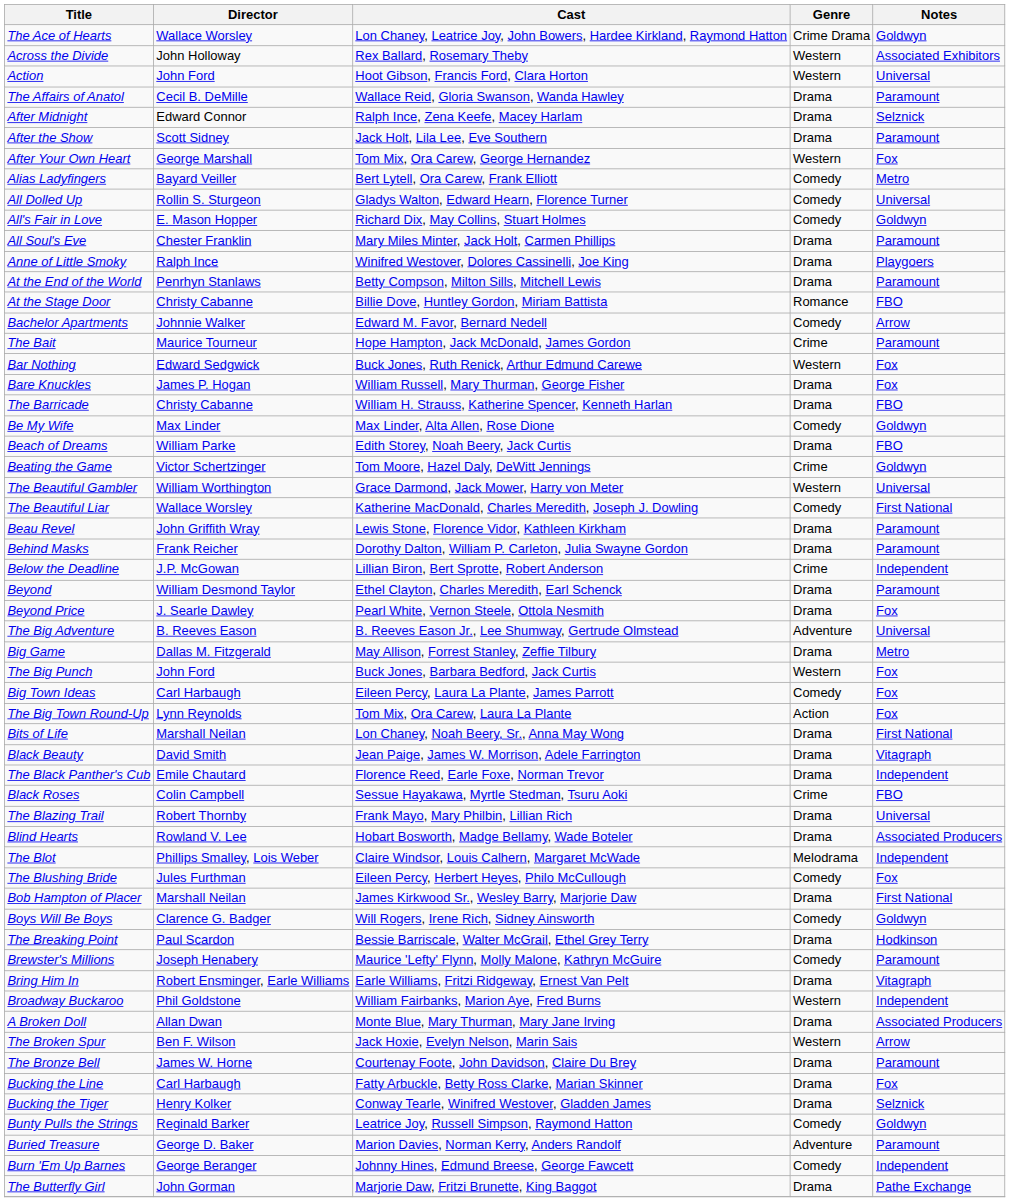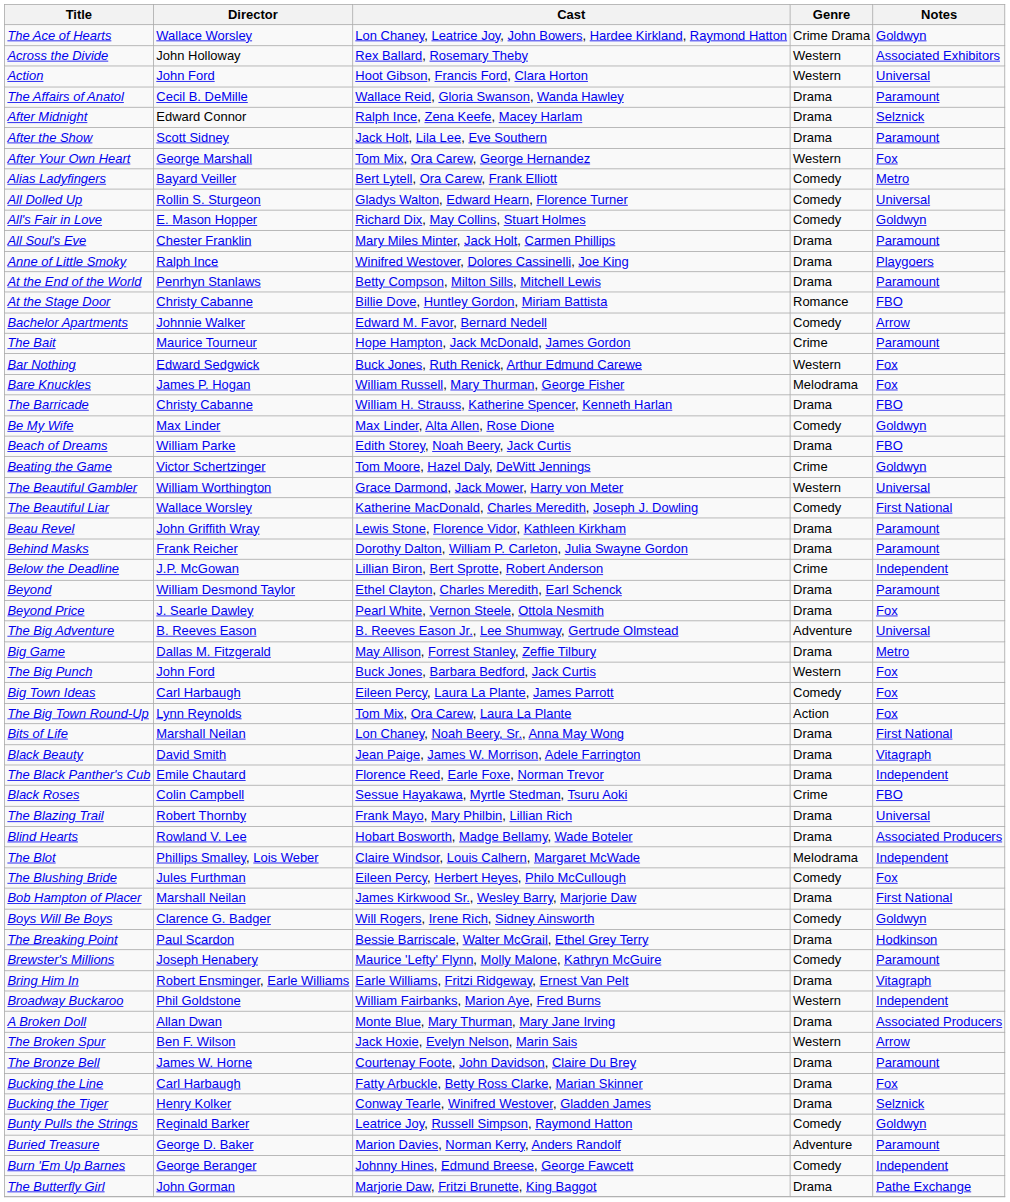(813, 384) Drama -> (825, 384) Melodrama
